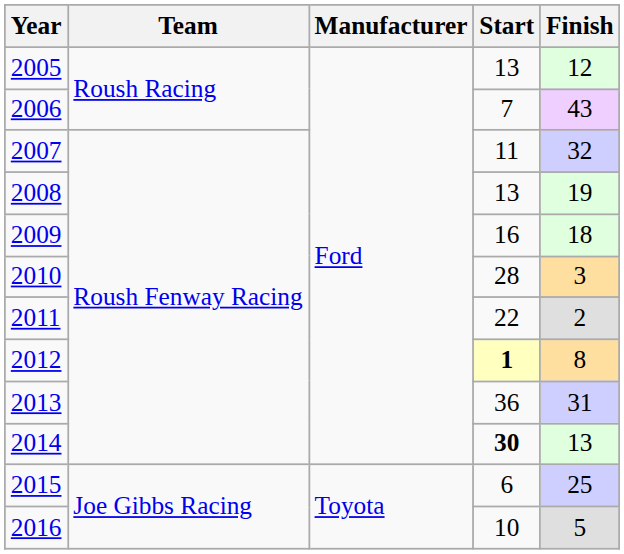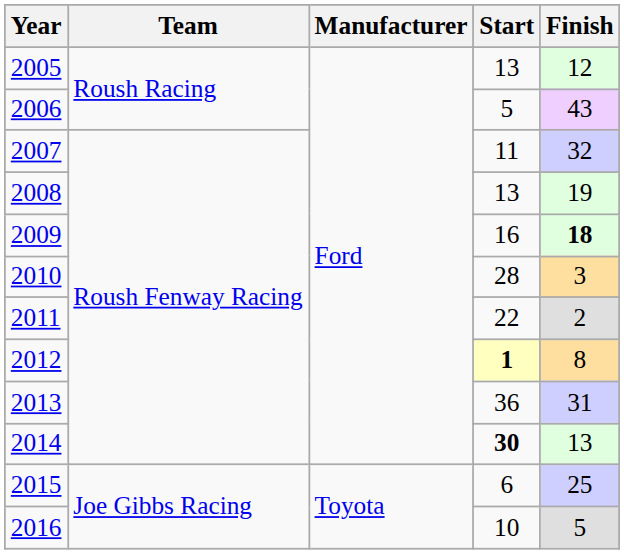(507, 109) 7 -> (507, 109) 5
(580, 234) normal -> (580, 234) bold
